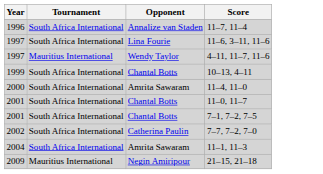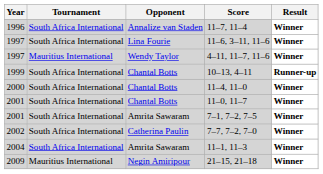+ column: (295, 12)
(159, 87) Amrita Sawaram -> (153, 87) Chantal Botts
(153, 117) Chantal Botts -> (159, 117) Amrita Sawaram
